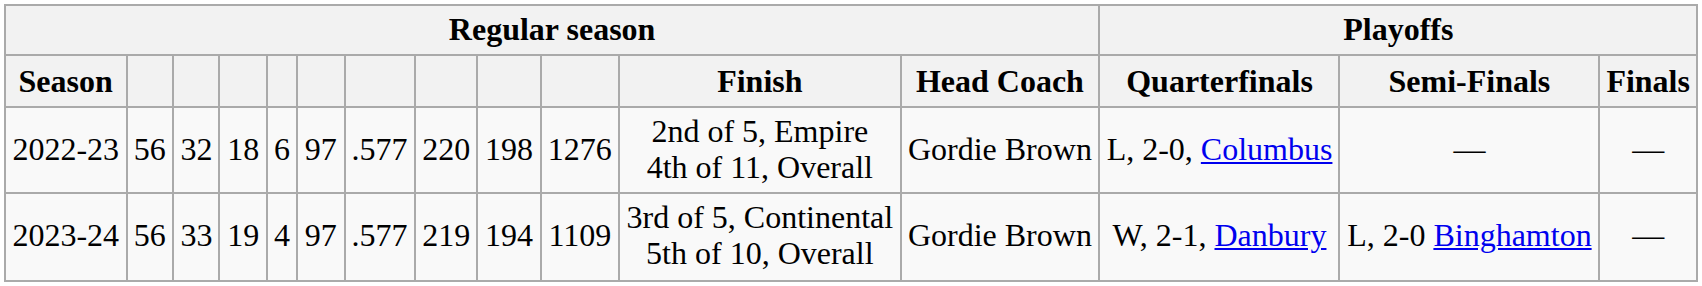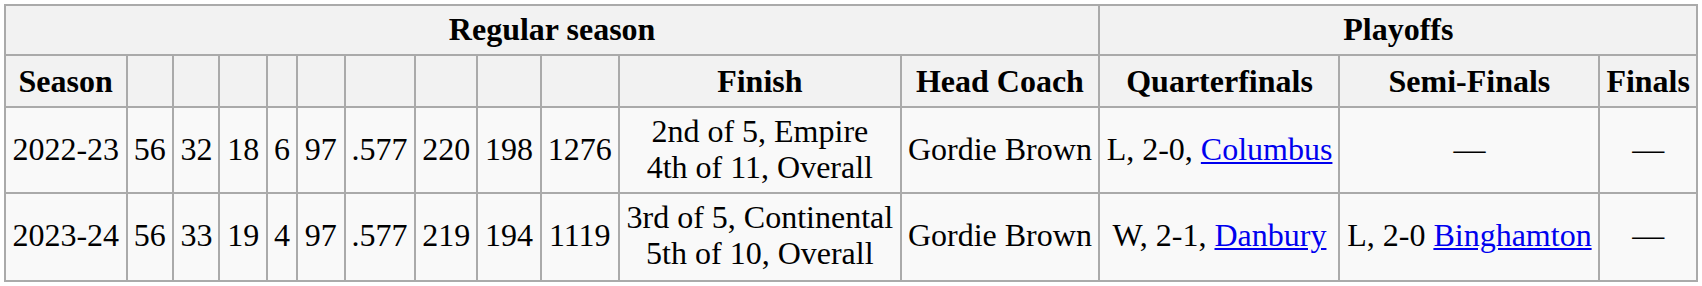(580, 236) 1109 -> (580, 236) 1119
